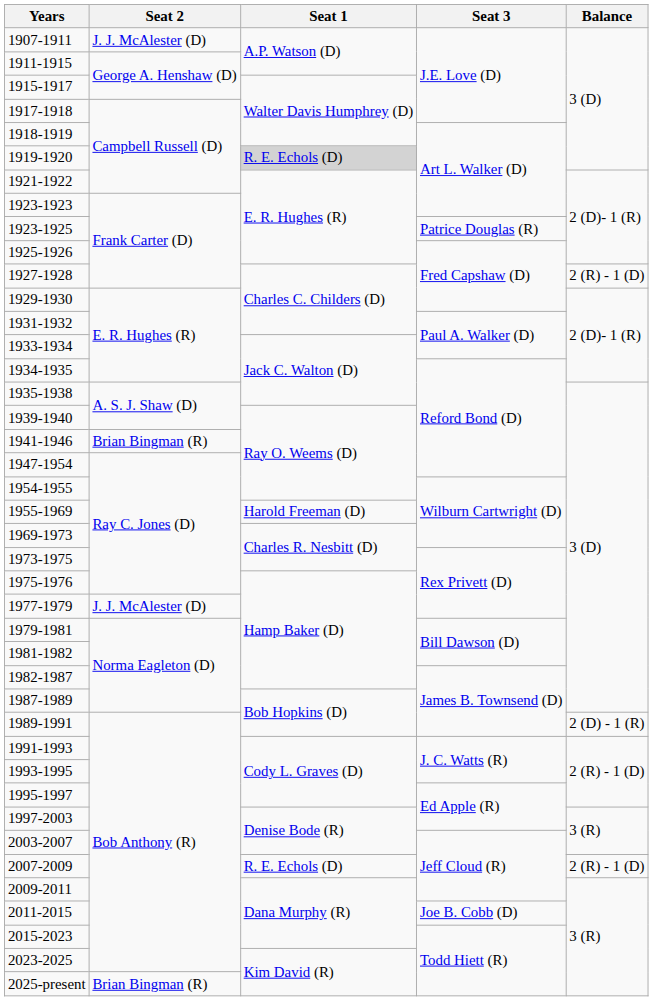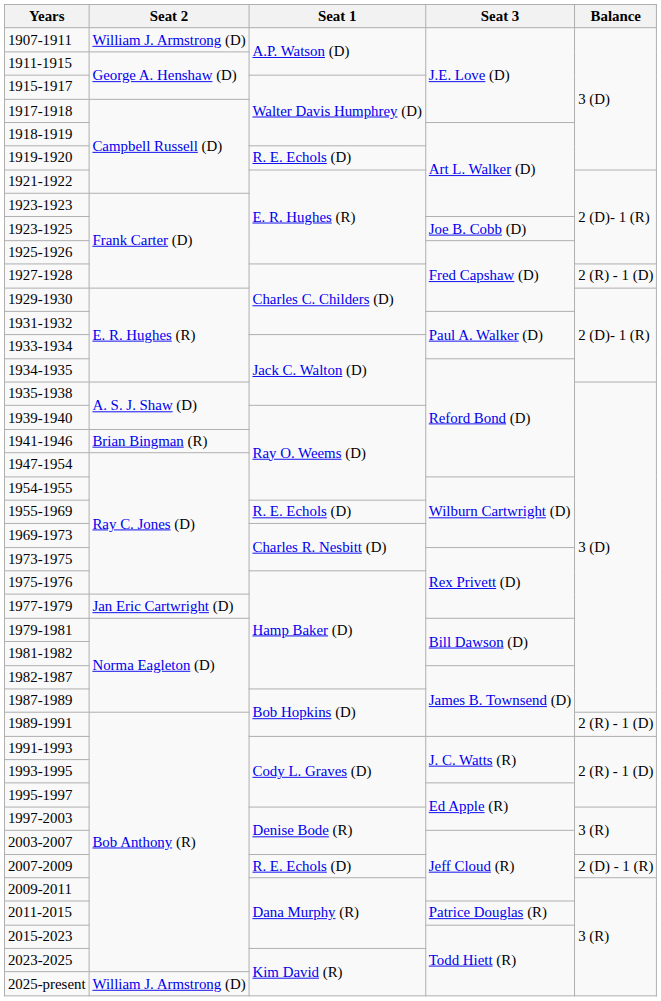(149, 39) J. J. McAlester (D) -> (169, 39) William J. Armstrong (D)
(293, 157) lightgrey background -> (302, 157) no background
(479, 228) Patrice Douglas (R) -> (478, 228) Joe B. Cobb (D)
(304, 511) Harold Freeman (D) -> (302, 511) R. E. Echols (D)
(149, 606) J. J. McAlester (D) -> (163, 606) Jan Eric Cartwright (D)
(607, 724) 2 (D) - 1 (R) -> (616, 724) 2 (R) - 1 (D)
(607, 865) 2 (R) - 1 (D) -> (616, 865) 2 (D) - 1 (R)
(469, 913) Joe B. Cobb (D) -> (488, 913) Patrice Douglas (R)
(150, 983) Brian Bingman (R) -> (169, 983) William J. Armstrong (D)
